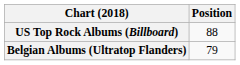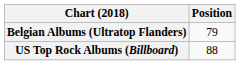rows swapped: (97, 50) <-> (97, 32)
